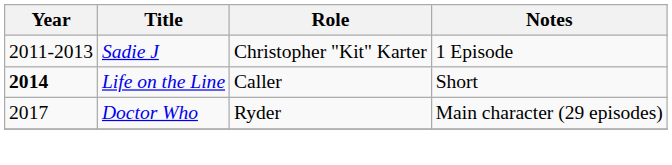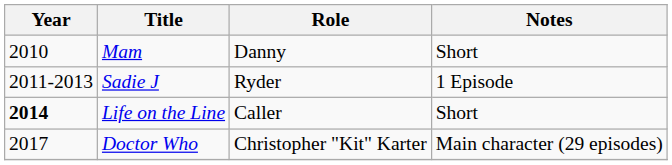+ row: (122, 50)
(330, 50) Christopher "Kit" Karter -> (258, 81) Ryder
(258, 112) Ryder -> (330, 143) Christopher "Kit" Karter
